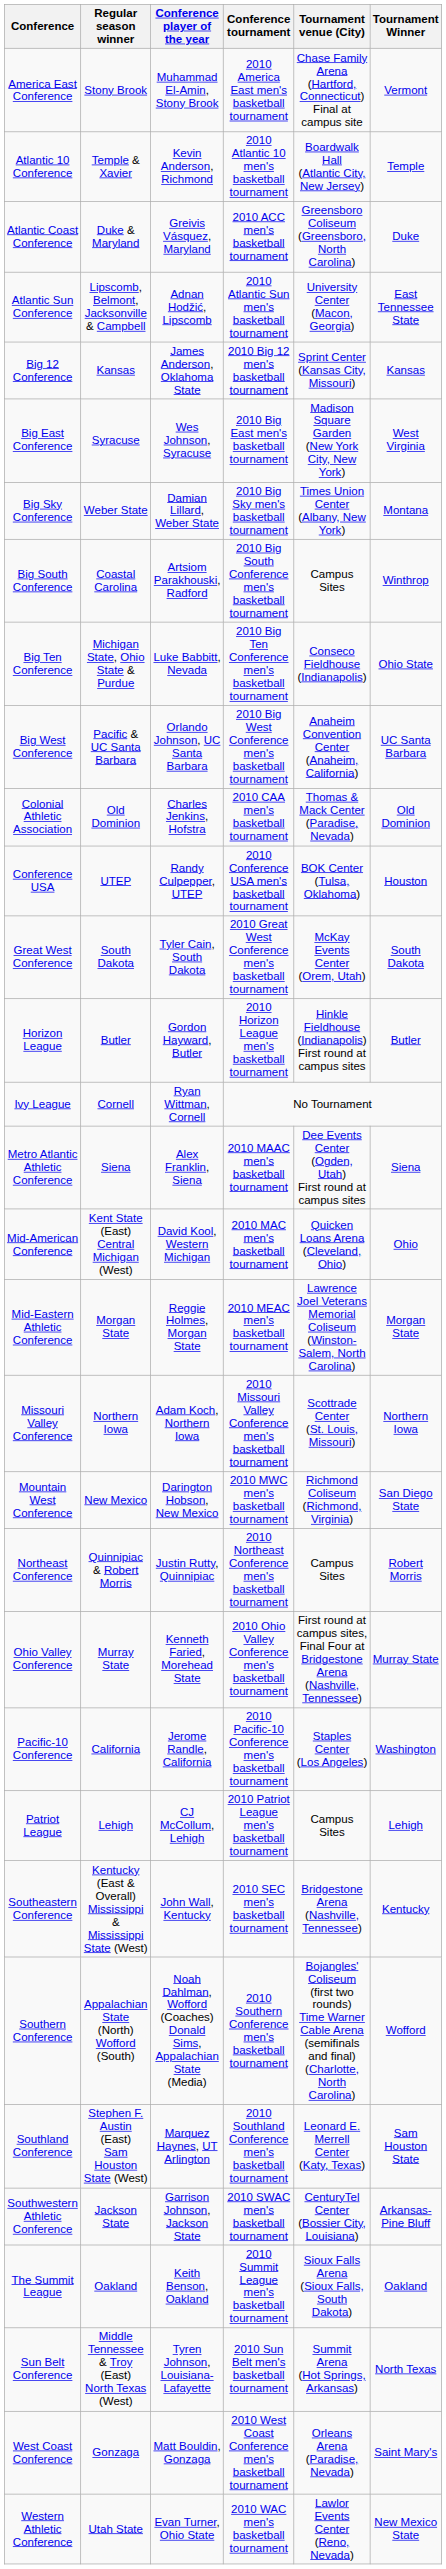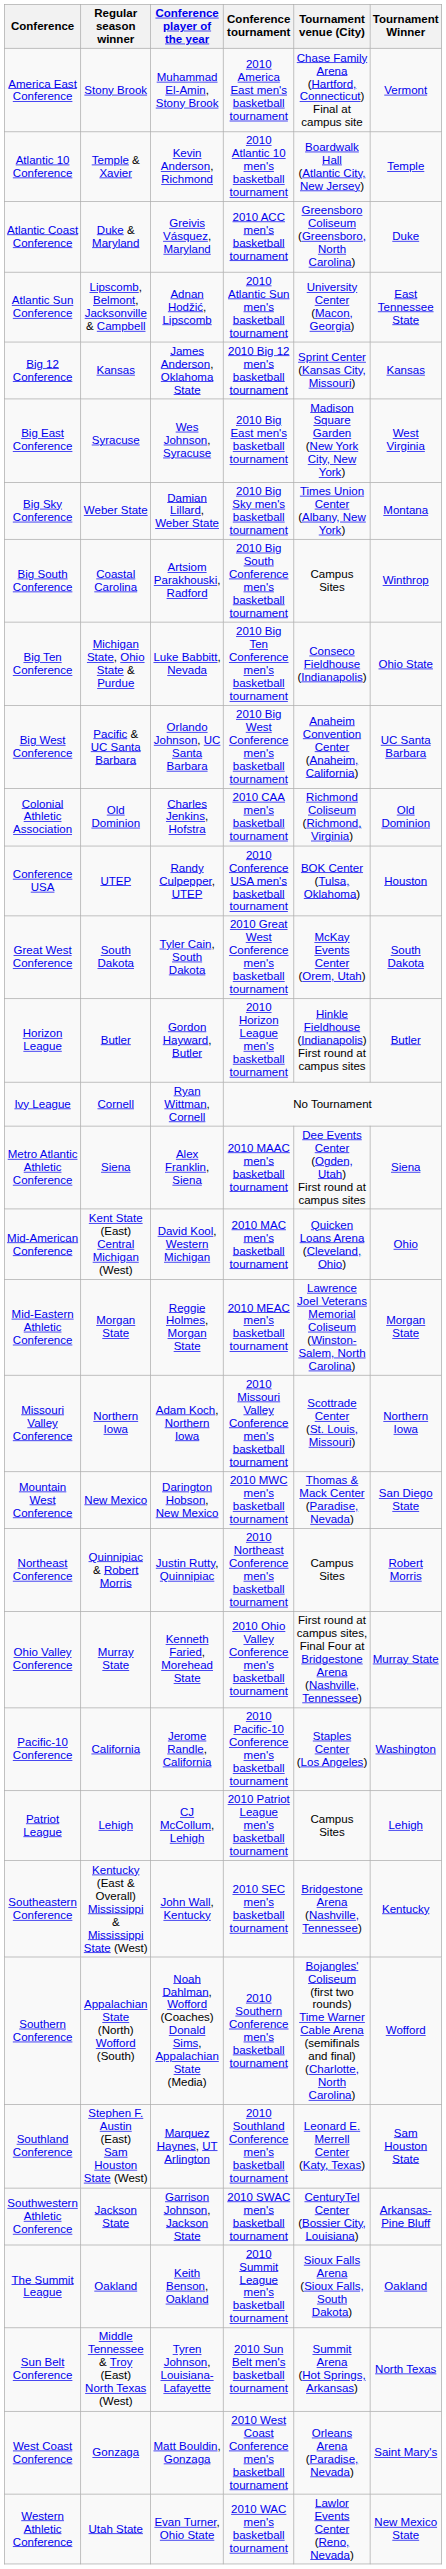(332, 817) Thomas & Mack Center (Paradise, Nevada) -> (332, 817) Richmond Coliseum (Richmond, Virginia)
(332, 1500) Richmond Coliseum (Richmond, Virginia) -> (332, 1500) Thomas & Mack Center (Paradise, Nevada)
